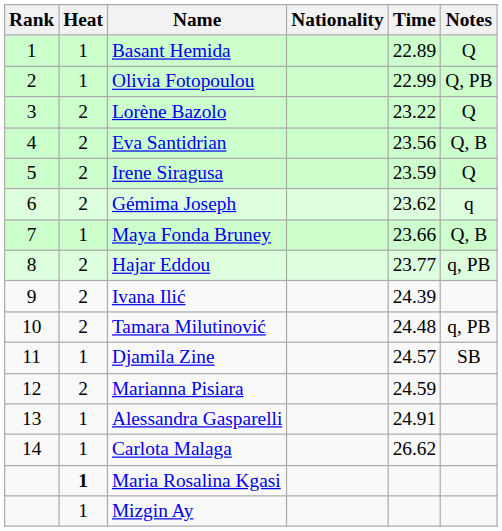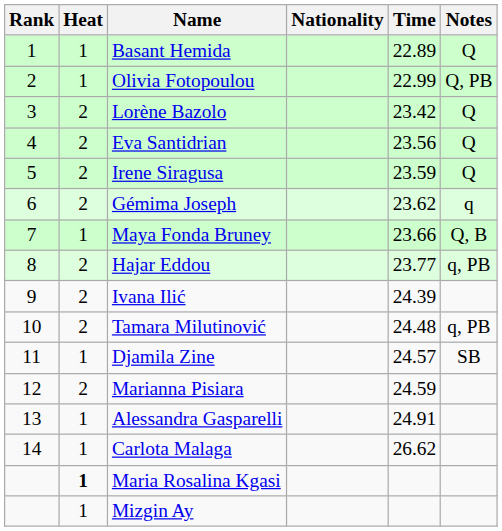(414, 111) 23.22 -> (414, 111) 23.42
(469, 142) Q, B -> (469, 142) Q
